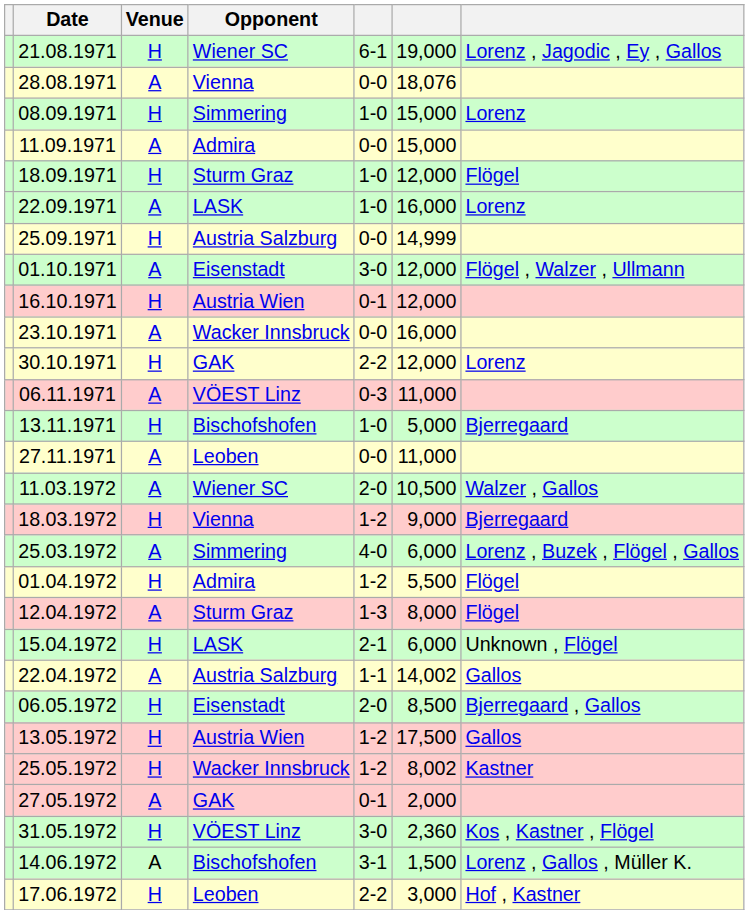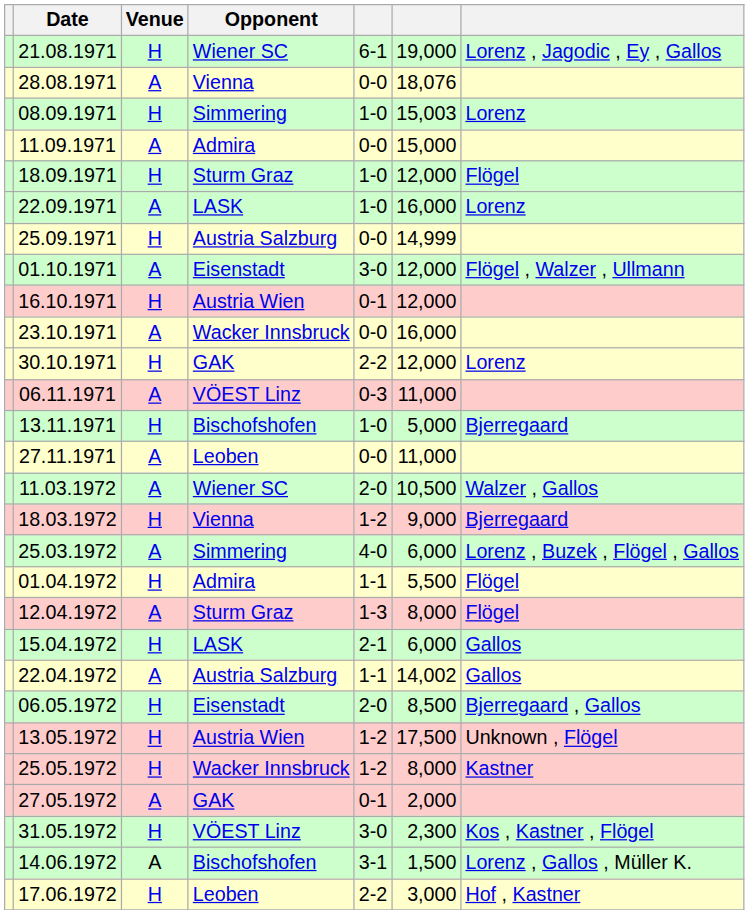(426, 113) 15,000 -> (426, 113) 15,003
(373, 581) 1-2 -> (373, 581) 1-1
(541, 644) Unknown , Flögel -> (493, 644) Gallos
(493, 737) Gallos -> (541, 737) Unknown , Flögel
(432, 769) 8,002 -> (432, 769) 8,000
(432, 831) 2,360 -> (432, 831) 2,300
